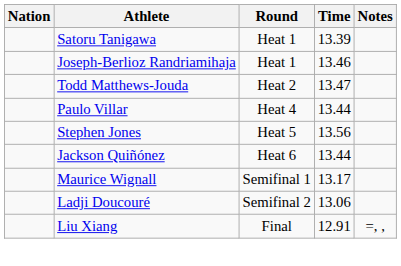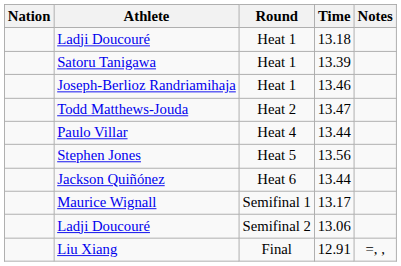+ row: (104, 39)
